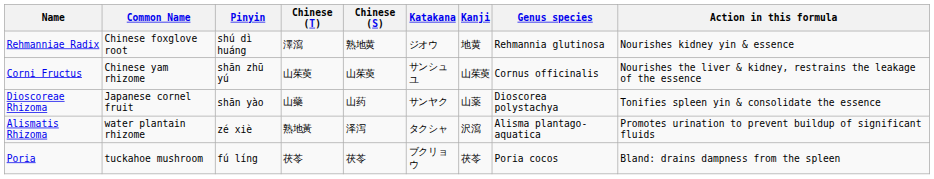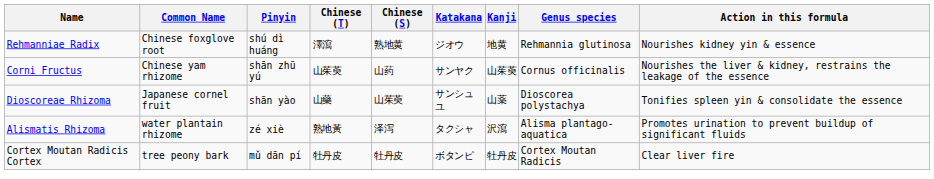(360, 73) 山茱萸 -> (384, 71) 山药
(428, 73) サンシュユ -> (454, 71) サンヤク
(356, 102) 山药 -> (388, 100) 山茱萸
(428, 102) サンヤク -> (454, 100) サンシュユ
- row: (21, 158)
+ row: (67, 156)
